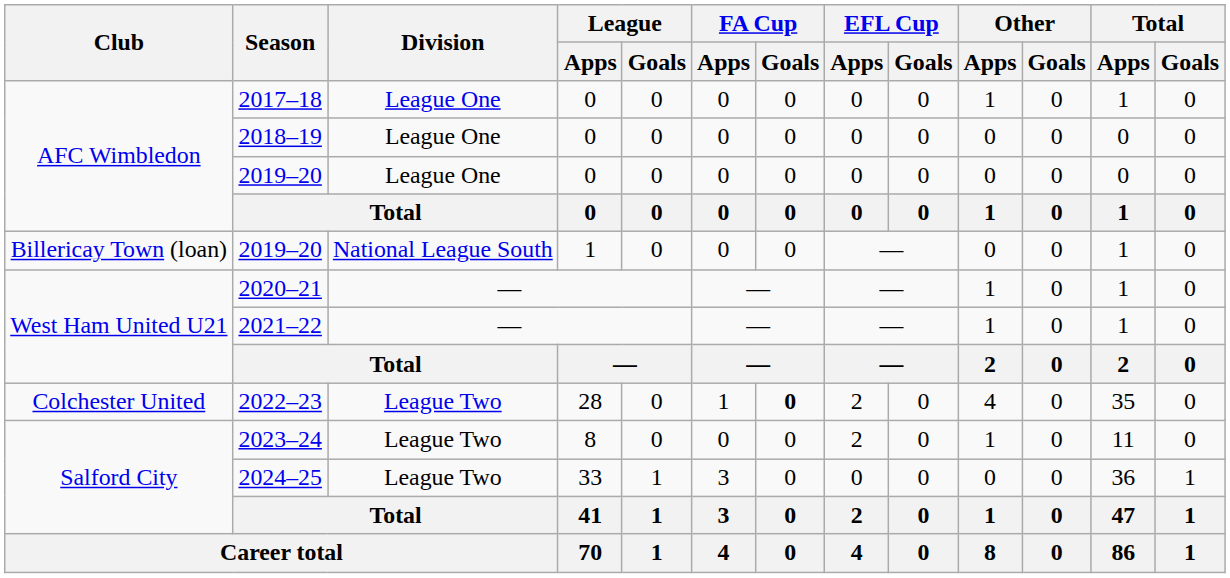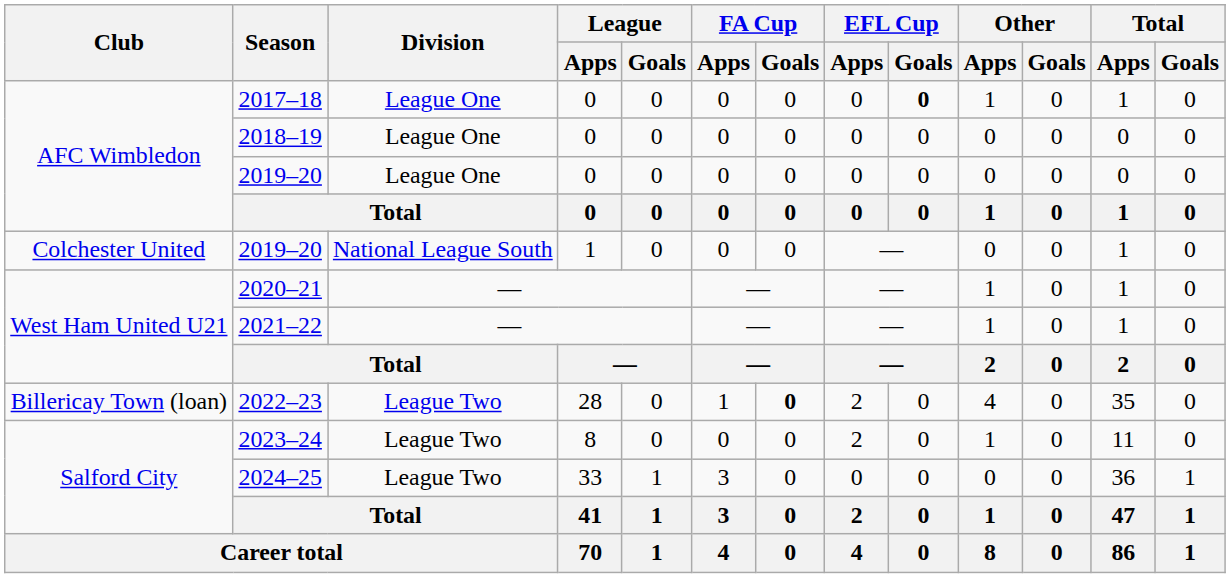(923, 99) normal -> (923, 99) bold
(119, 250) Billericay Town (loan) -> (119, 250) Colchester United
(119, 401) Colchester United -> (119, 401) Billericay Town (loan)
